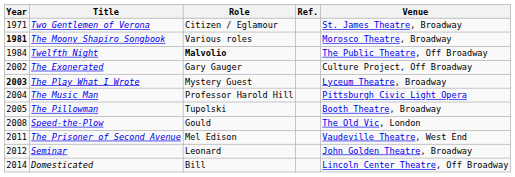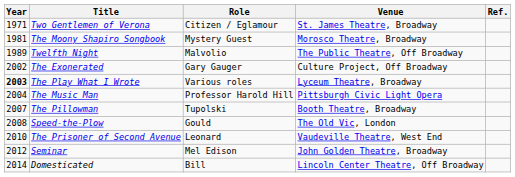columns swapped: (415, 11) <-> (308, 11)
(17, 39) bold -> (17, 39) normal
(219, 39) Various roles -> (219, 39) Mystery Guest
(17, 53) 1984 -> (17, 53) 1989
(206, 53) bold -> (206, 53) normal
(219, 81) Mystery Guest -> (219, 81) Various roles
(17, 109) 2005 -> (17, 109) 2007
(17, 137) 2011 -> (17, 137) 2010
(211, 137) Mel Edison -> (203, 137) Leonard
(203, 151) Leonard -> (211, 151) Mel Edison
